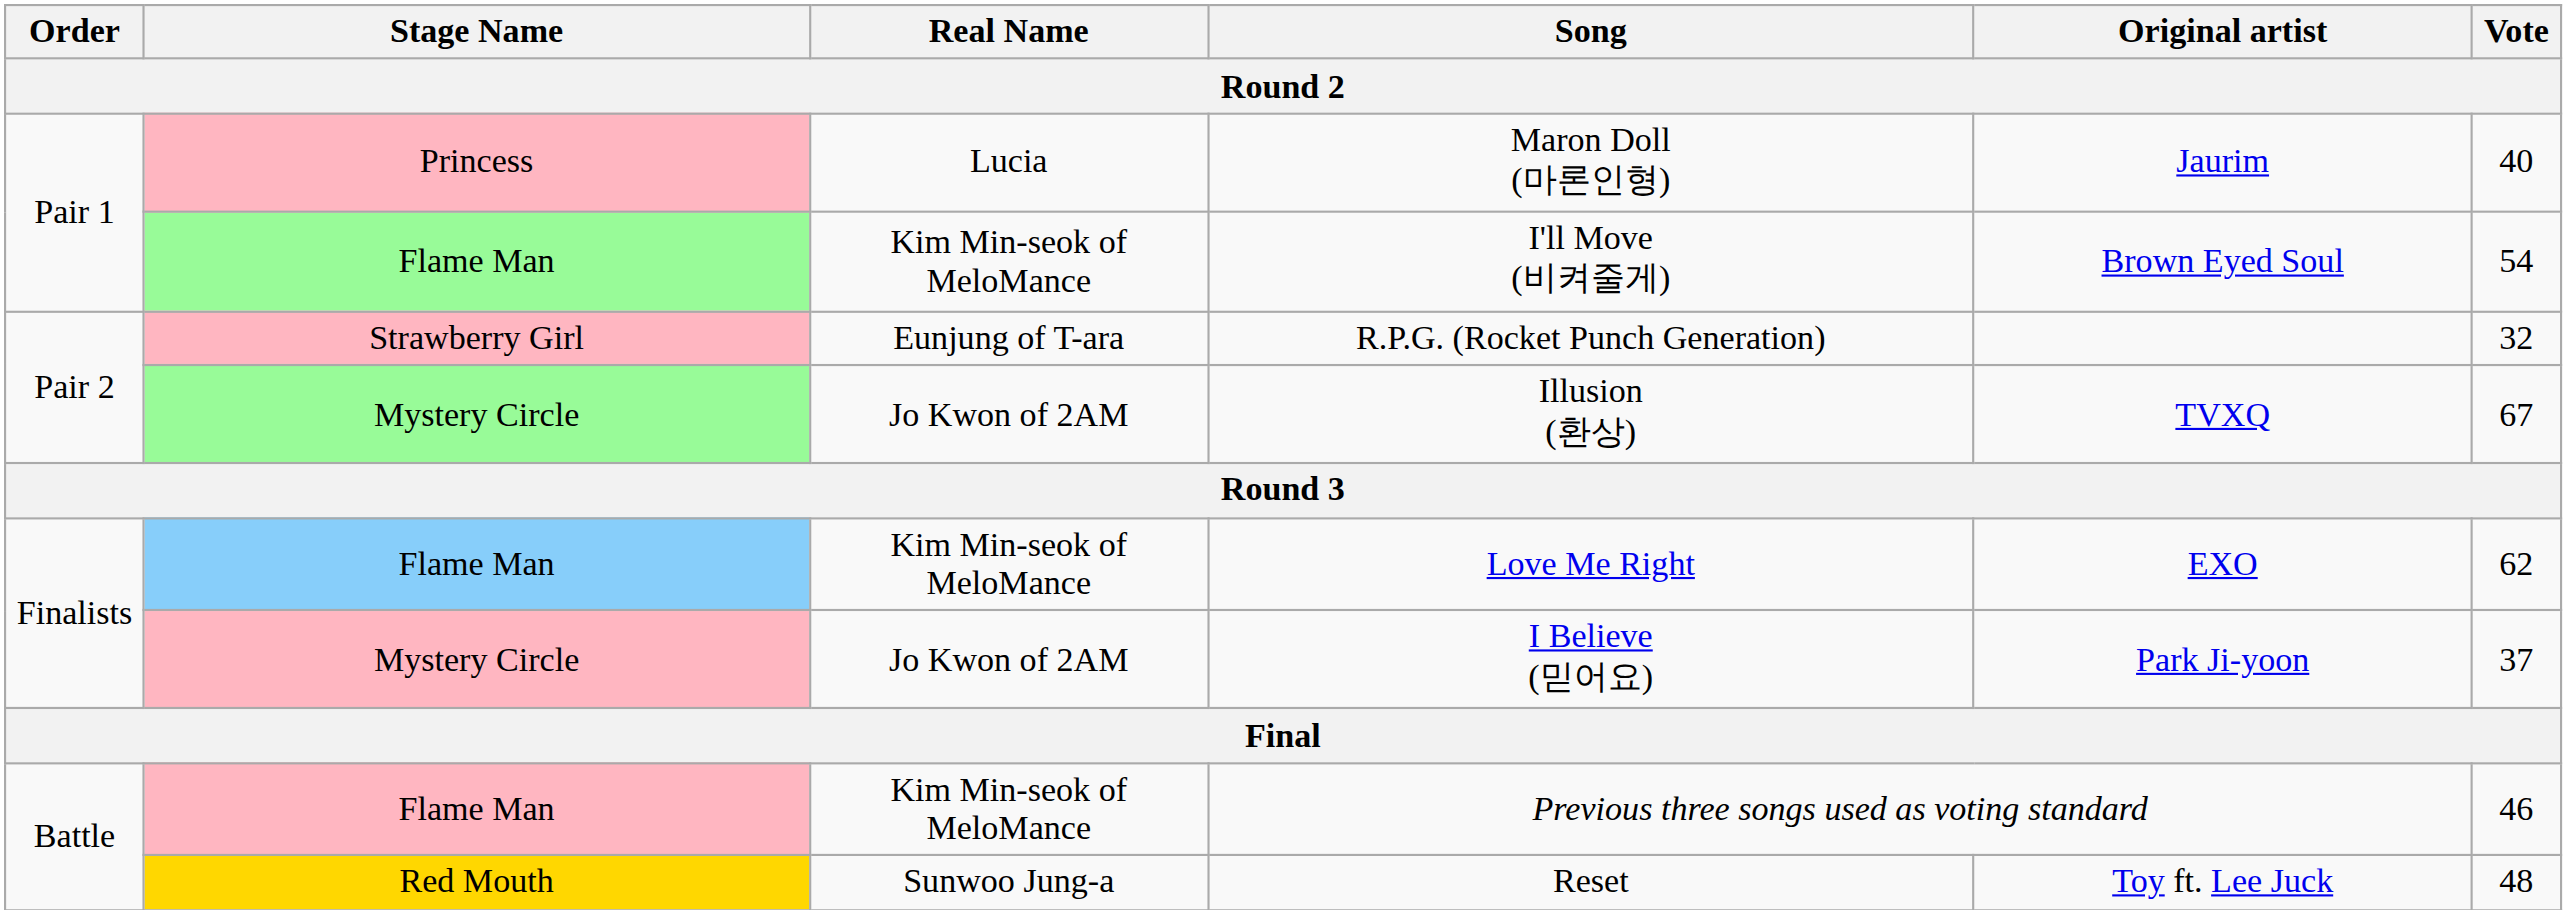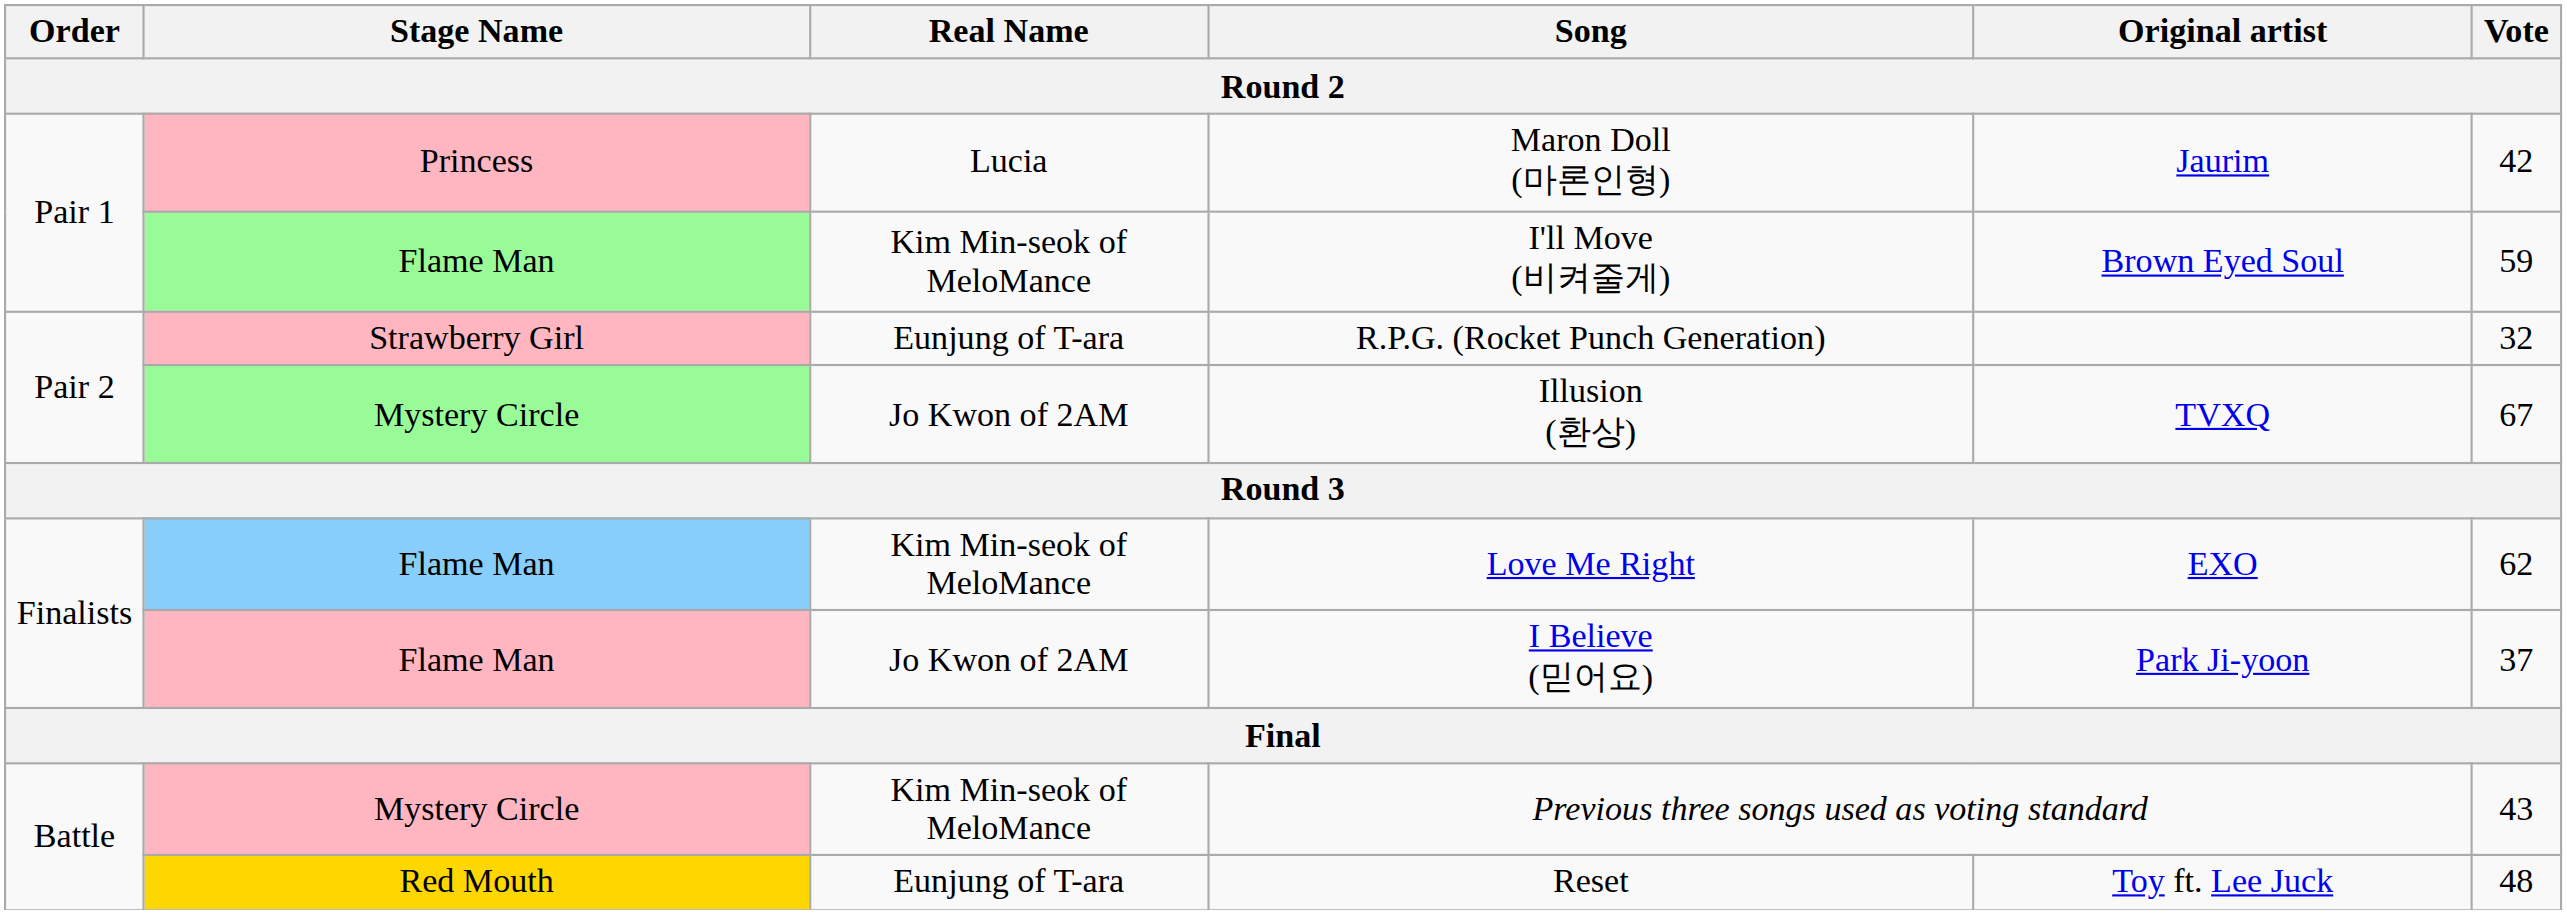(2516, 161) 40 -> (2516, 161) 42
(2516, 260) 54 -> (2516, 260) 59
(477, 658) Mystery Circle -> (477, 658) Flame Man
(477, 808) Flame Man -> (477, 808) Mystery Circle
(2516, 808) 46 -> (2516, 808) 43
(1009, 881) Sunwoo Jung-a -> (1009, 881) Eunjung of T-ara
